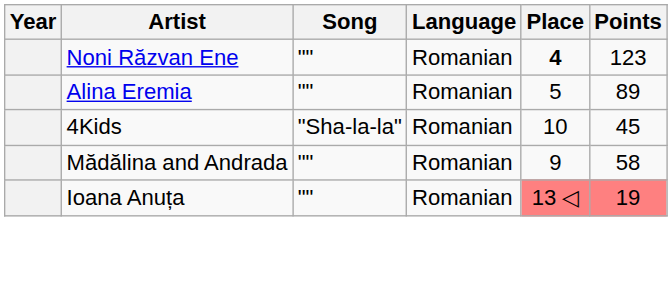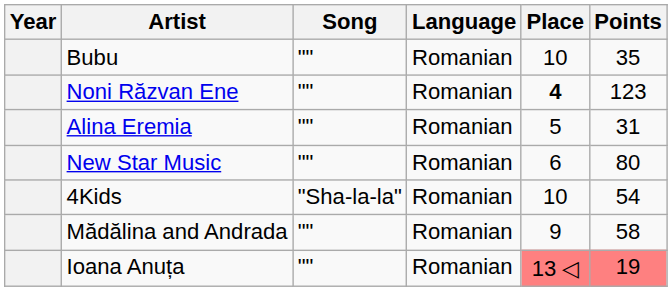+ row: (92, 57)
(628, 92) 89 -> (628, 127) 31
+ row: (144, 162)
(628, 127) 45 -> (628, 197) 54
